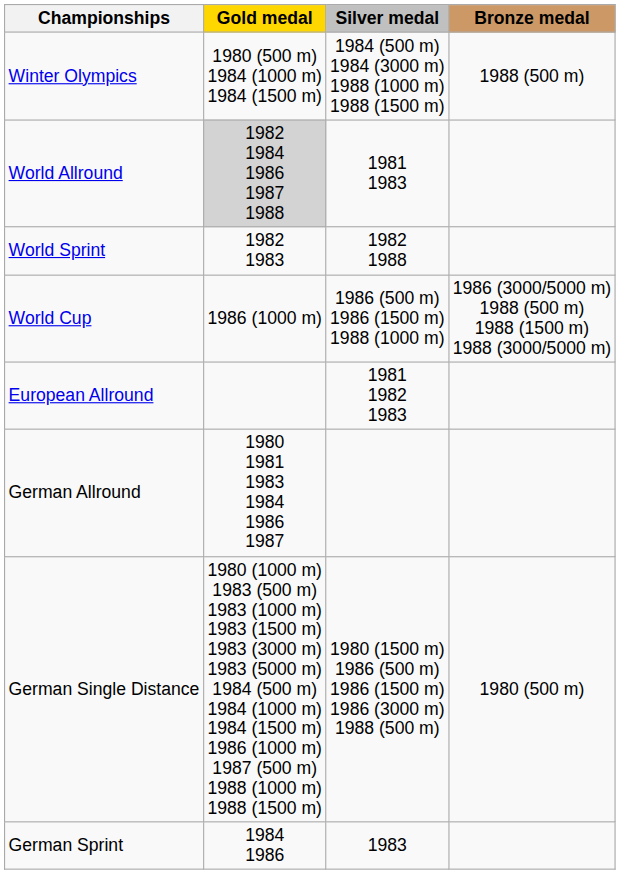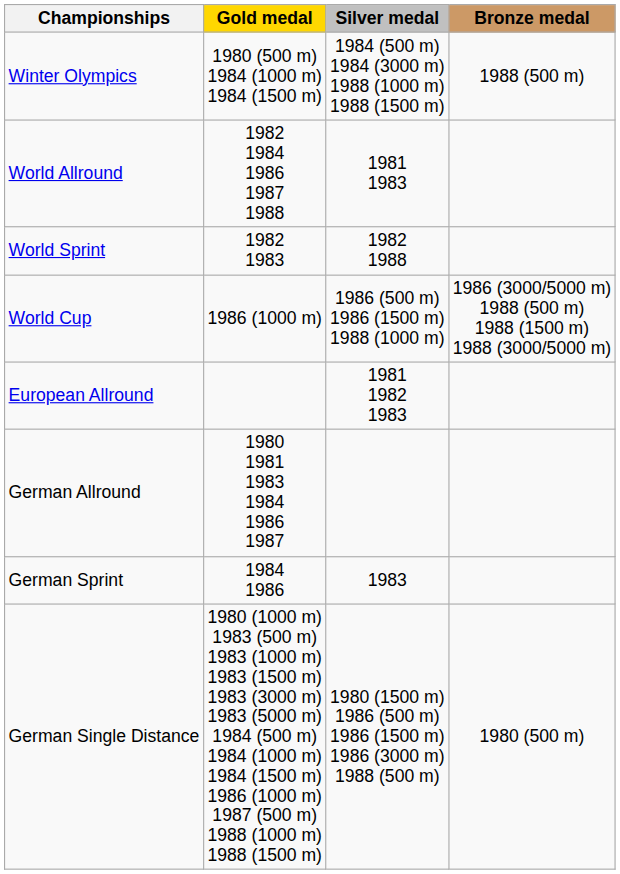(265, 173) lightgrey background -> (265, 173) no background
rows swapped: (66, 845) <-> (104, 689)
